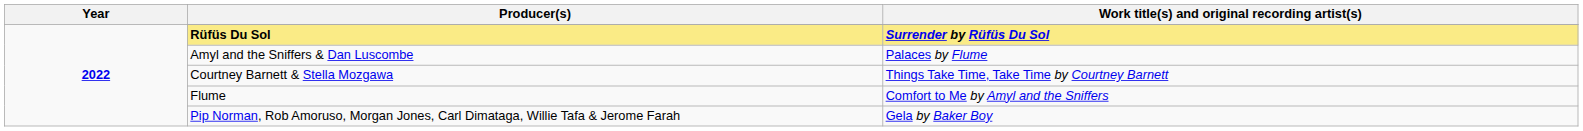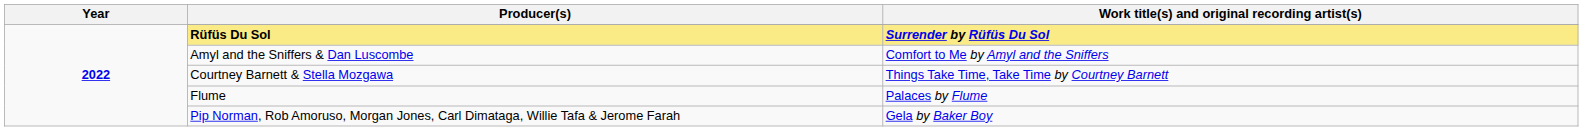(936, 55) Palaces by Flume -> (997, 55) Comfort to Me by Amyl and the Sniffers
(997, 95) Comfort to Me by Amyl and the Sniffers -> (936, 95) Palaces by Flume
